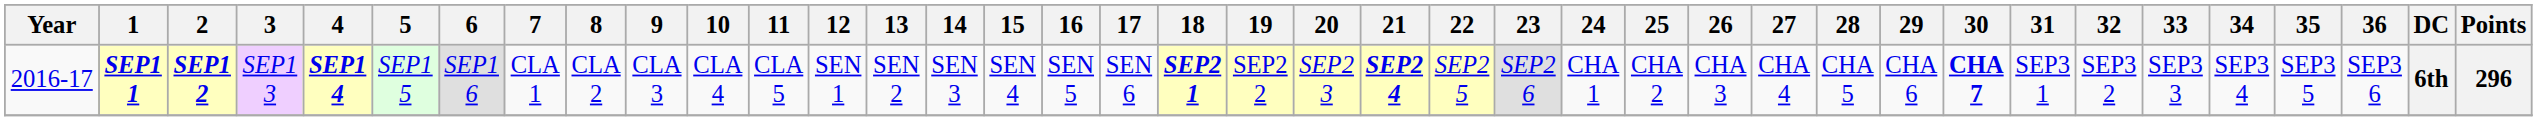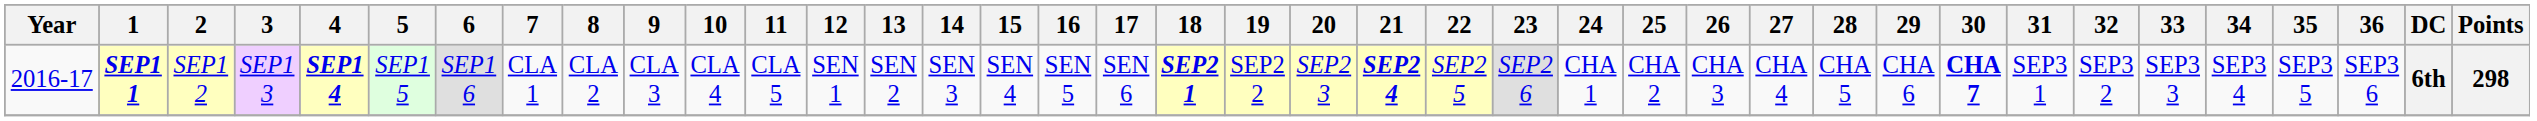(202, 79) bold -> (201, 79) normal
(2494, 79) 296 -> (2491, 79) 298
